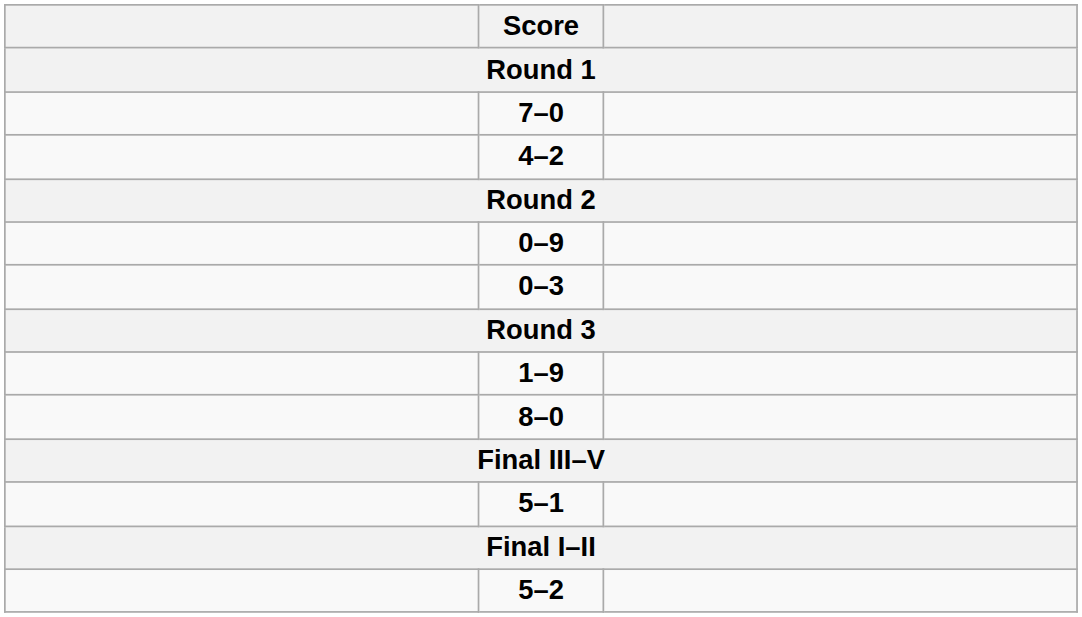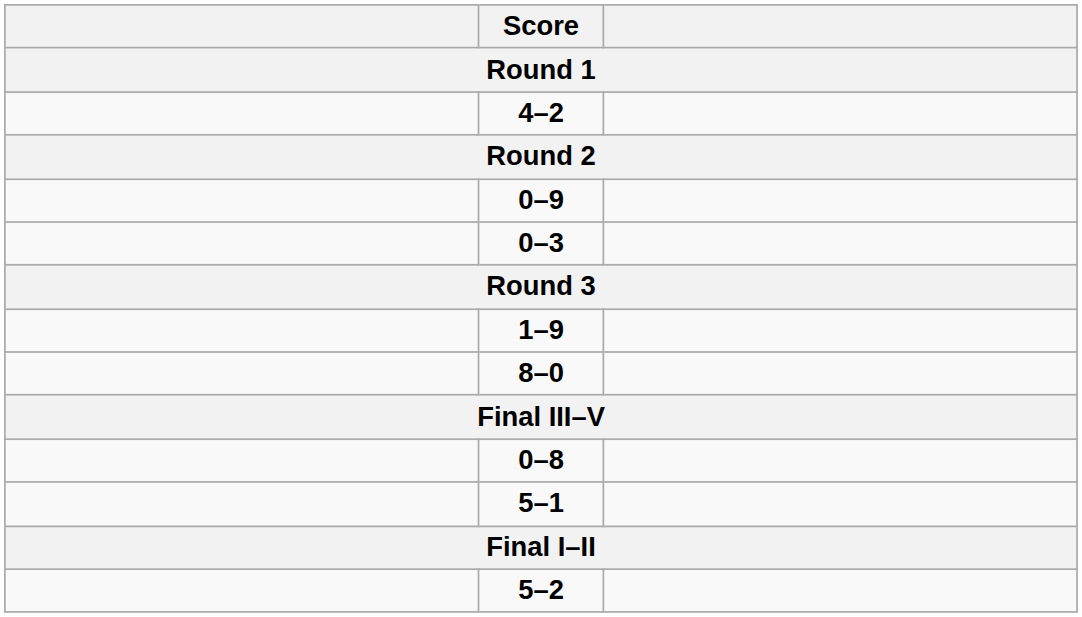- row: (541, 112)
+ row: (541, 460)
